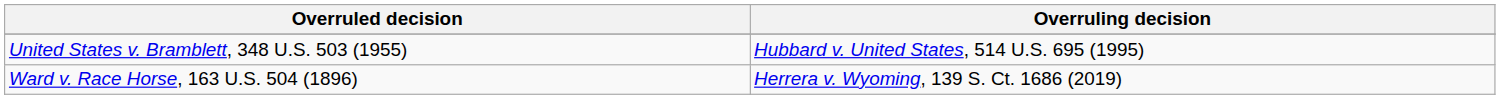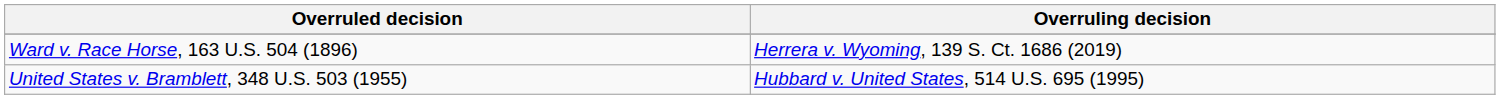rows swapped: (208, 49) <-> (183, 79)
